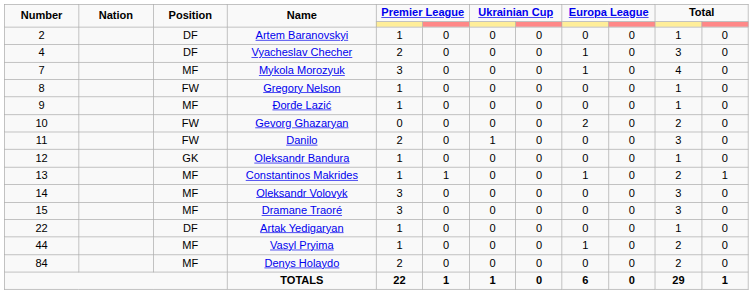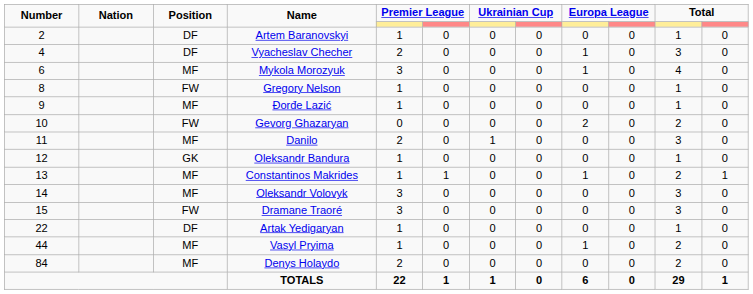(42, 70) 7 -> (42, 70) 6
(190, 140) FW -> (190, 140) MF
(190, 210) MF -> (190, 210) FW
